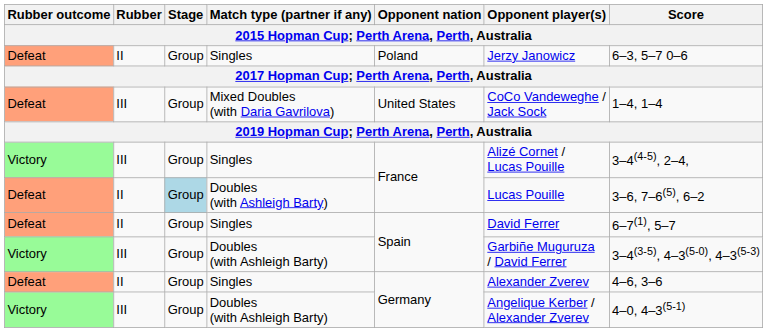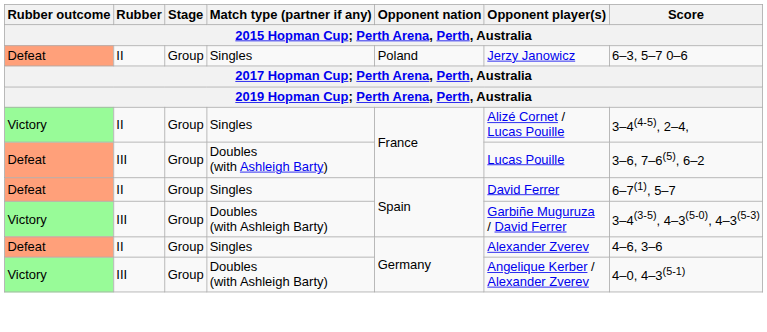- row: (26, 104)
(122, 159) III -> (120, 124) II
(120, 195) II -> (122, 159) III
(186, 195) lightblue background -> (186, 159) no background
